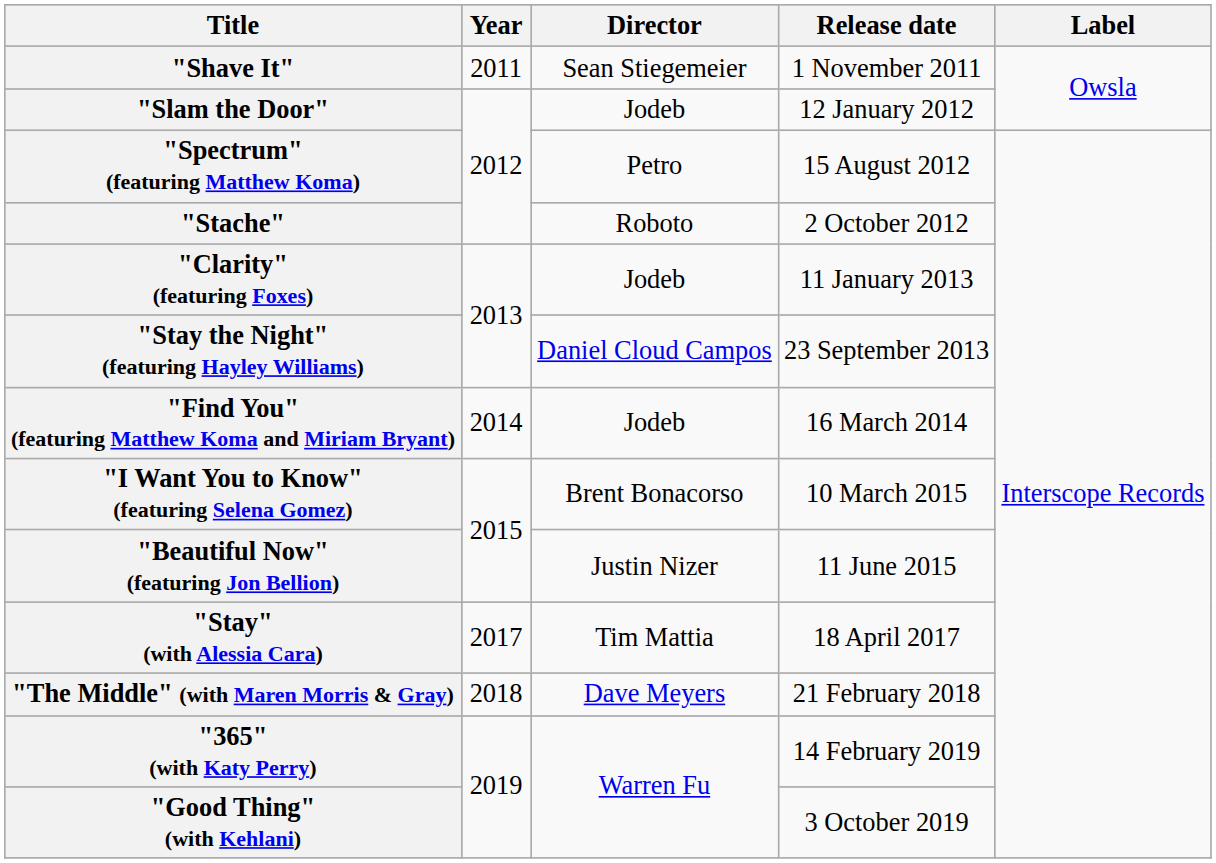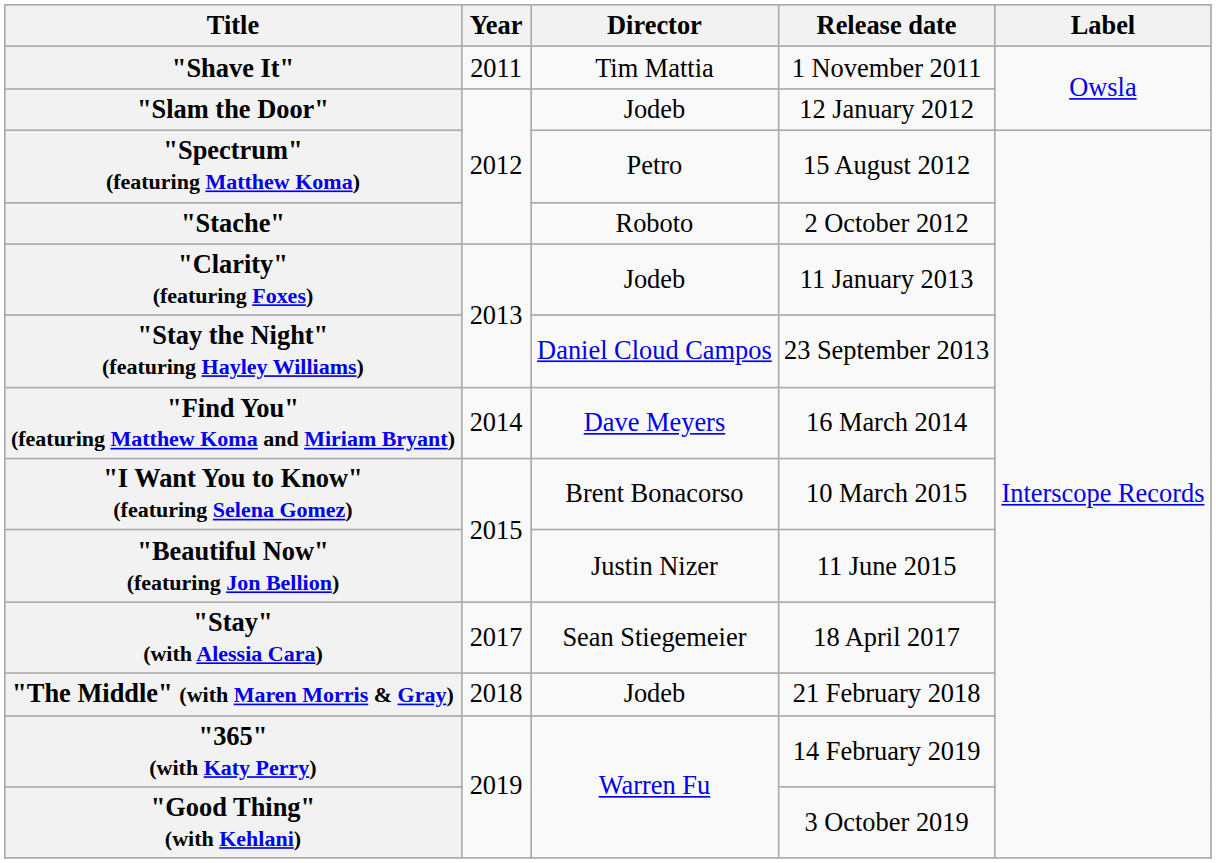(654, 67) Sean Stiegemeier -> (654, 67) Tim Mattia
(654, 422) Jodeb -> (654, 422) Dave Meyers
(654, 637) Tim Mattia -> (654, 637) Sean Stiegemeier
(654, 693) Dave Meyers -> (654, 693) Jodeb
